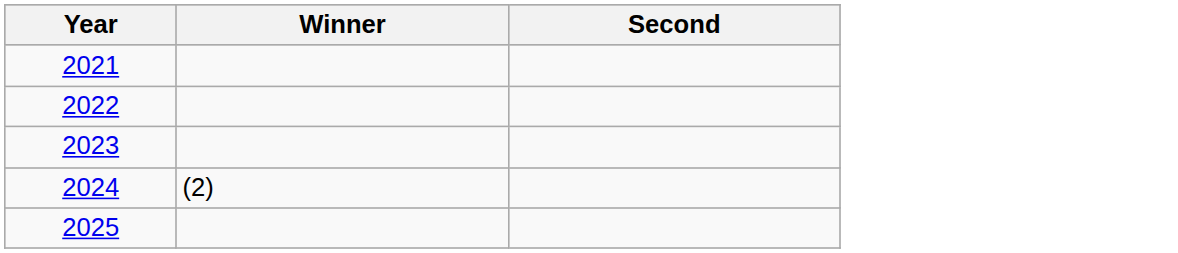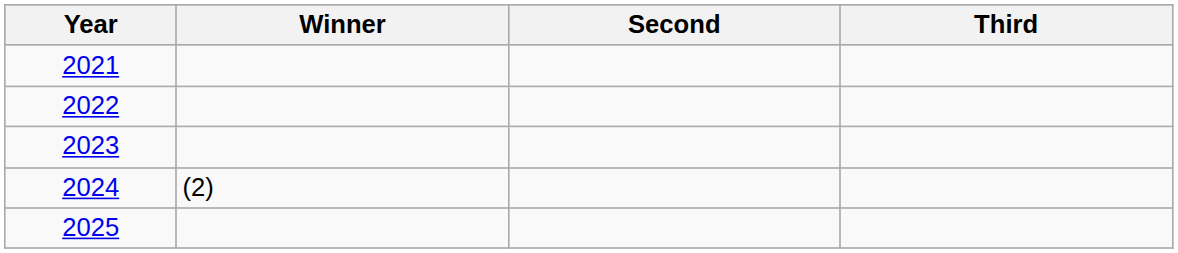+ column: (1006, 24)
